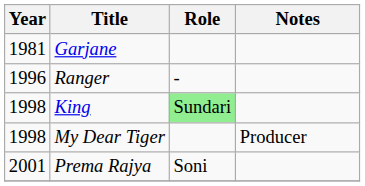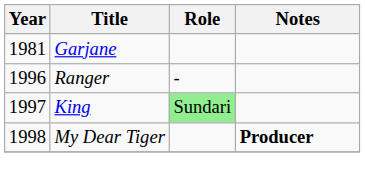(27, 107) 1998 -> (27, 107) 1997
(273, 136) normal -> (277, 136) bold
- row: (103, 166)
